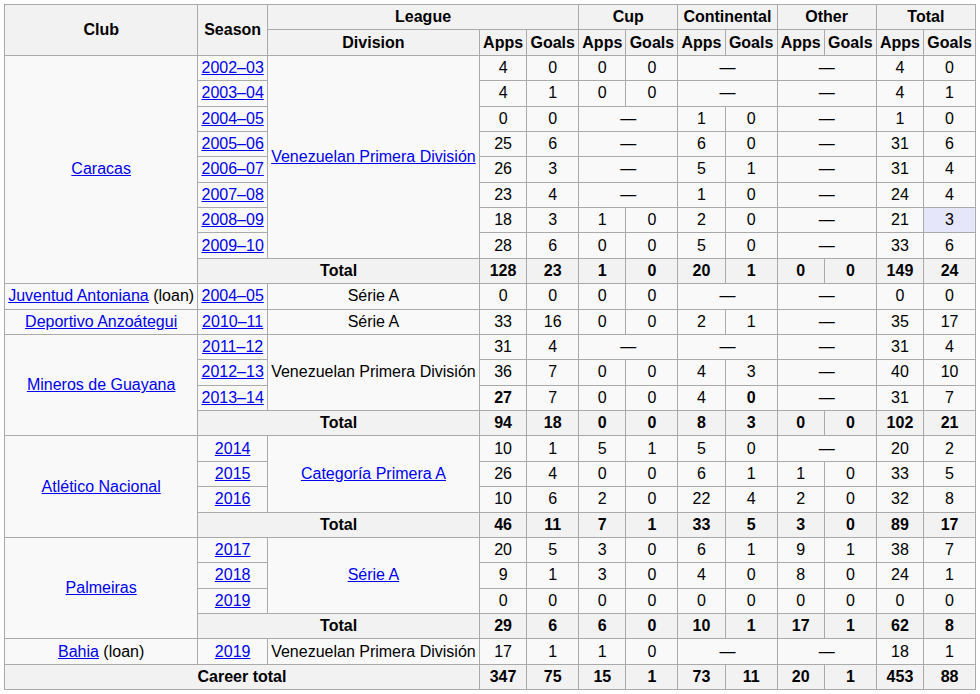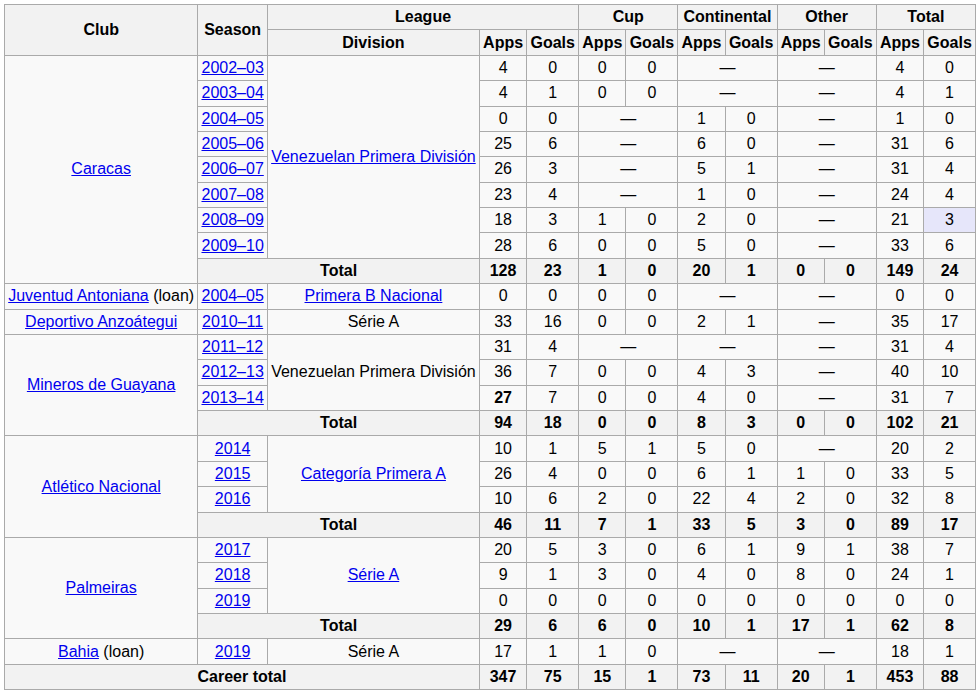(373, 296) Série A -> (373, 296) Primera B Nacional
(751, 397) bold -> (751, 397) normal
(373, 651) Venezuelan Primera División -> (373, 651) Série A
